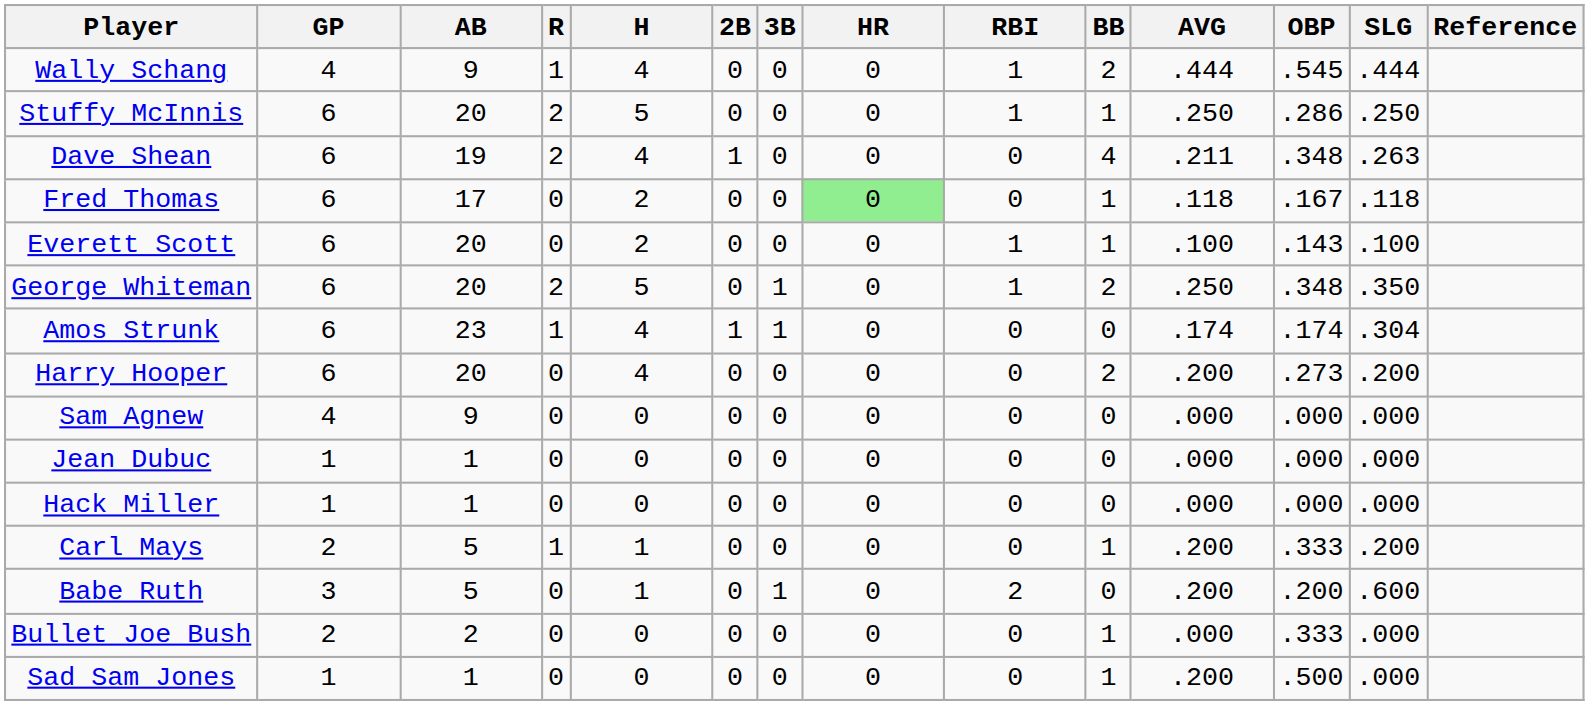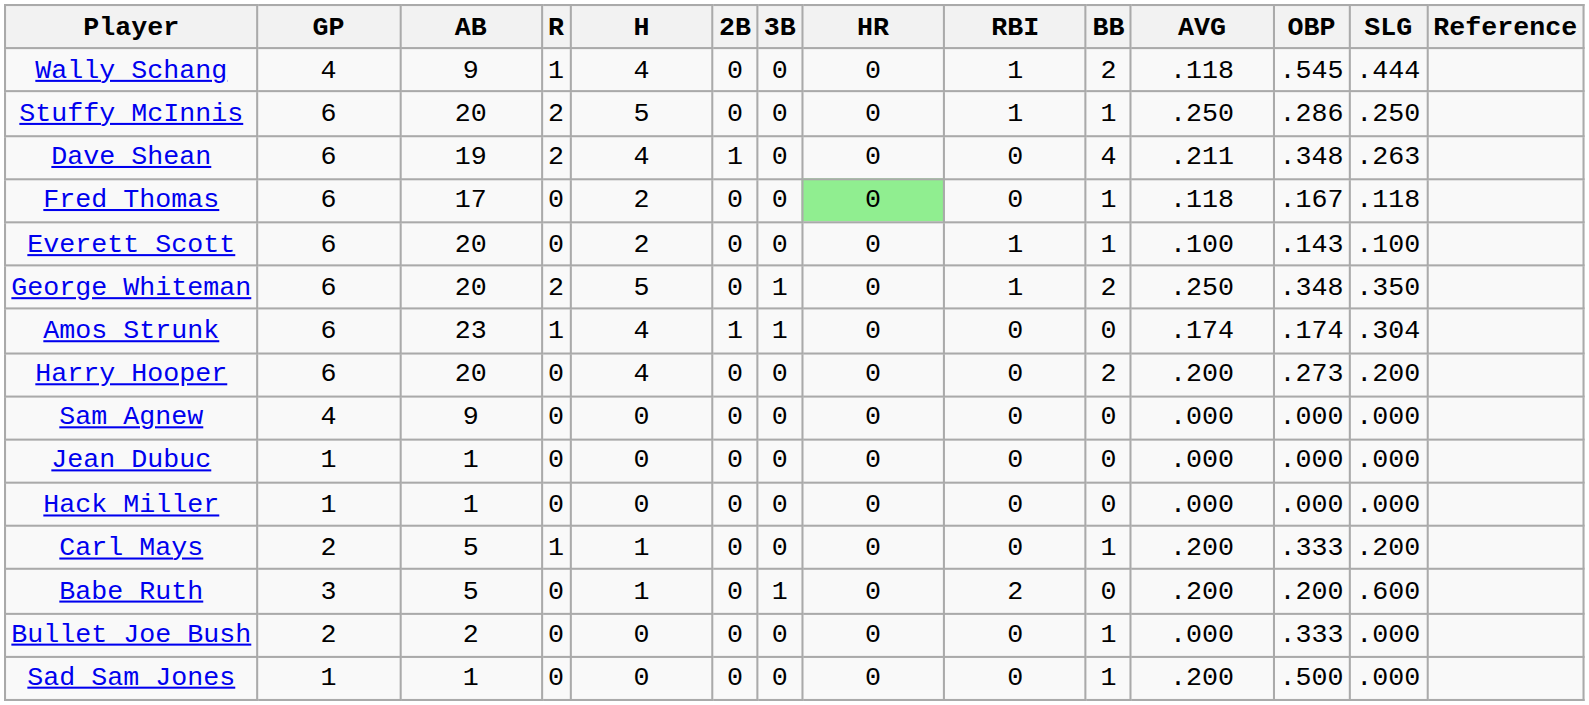(1202, 70) .444 -> (1202, 70) .118
